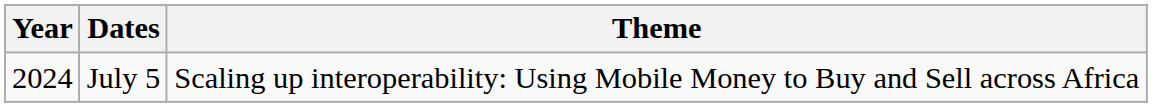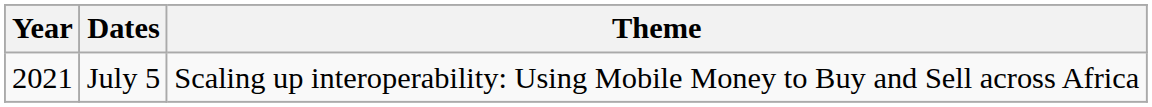(42, 76) 2024 -> (42, 76) 2021
